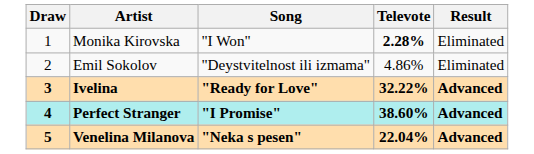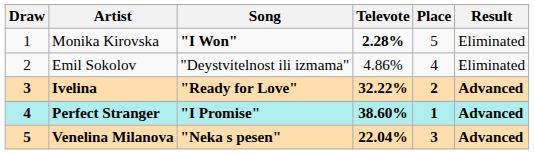+ column: (434, 16)
(226, 40) normal -> (209, 40) bold
